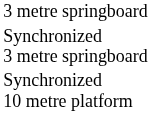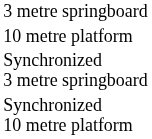+ row: (68, 36)
